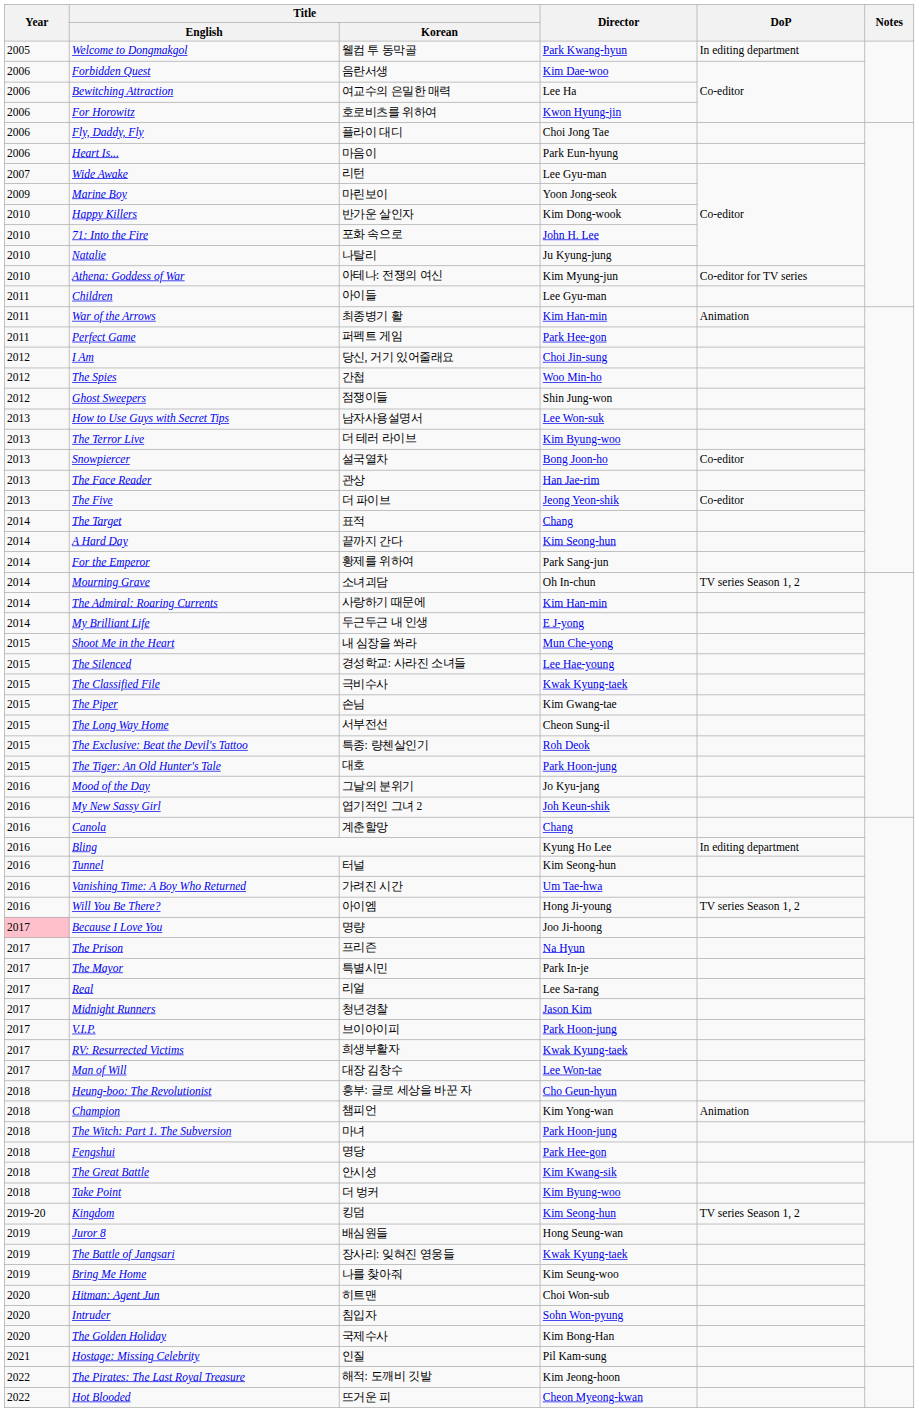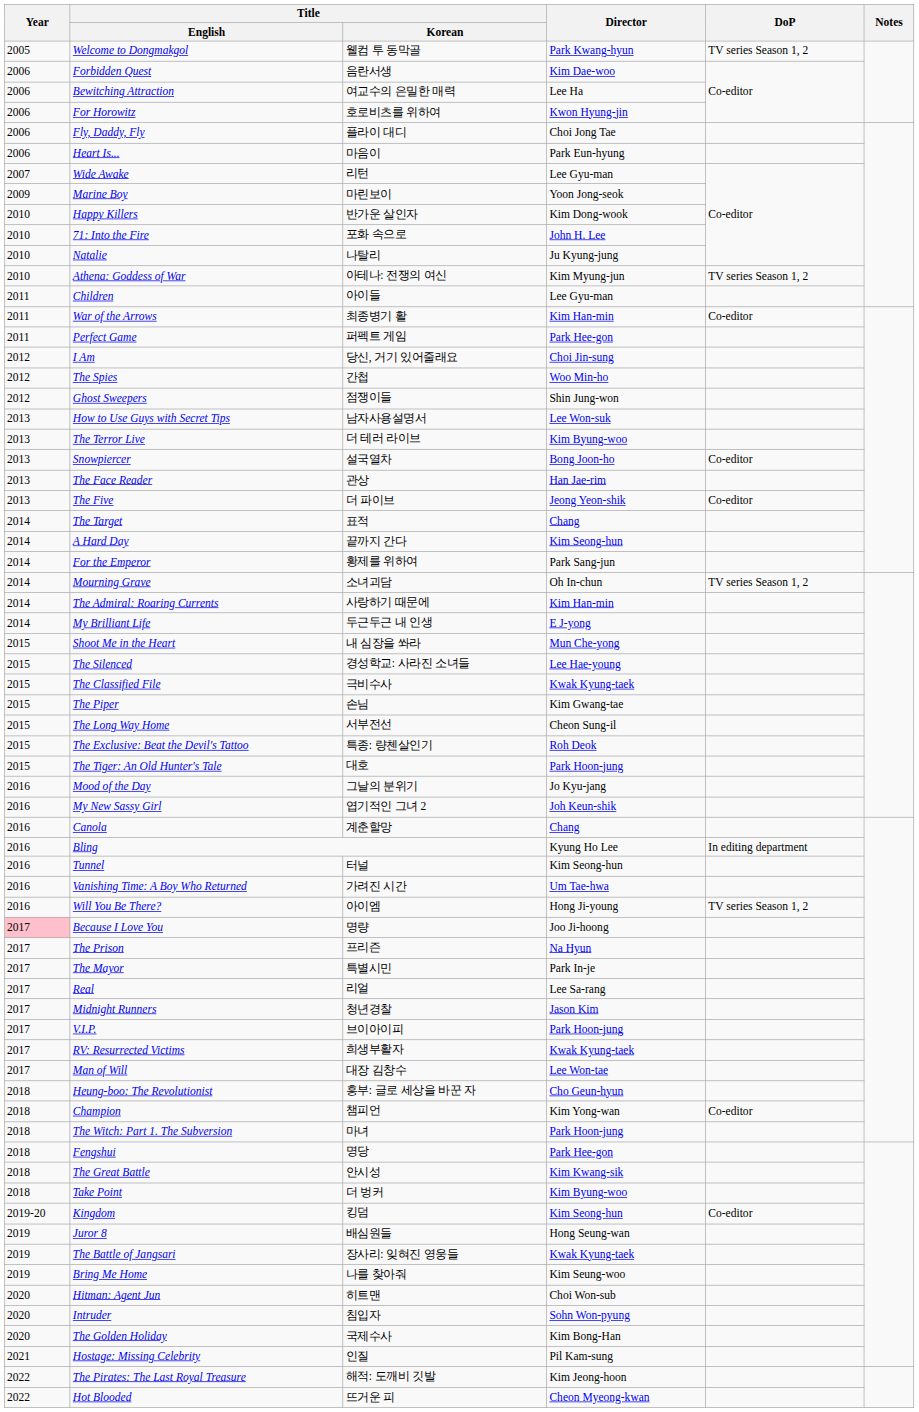(749, 51) In editing department -> (758, 51) TV series Season 1, 2
(753, 275) Co-editor for TV series -> (758, 275) TV series Season 1, 2
(724, 316) Animation -> (730, 316) Co-editor
(724, 1111) Animation -> (730, 1111) Co-editor
(750, 1213) TV series Season 1, 2 -> (730, 1213) Co-editor
